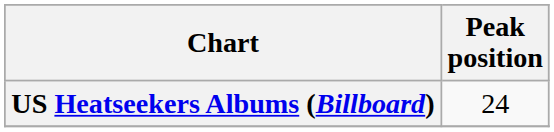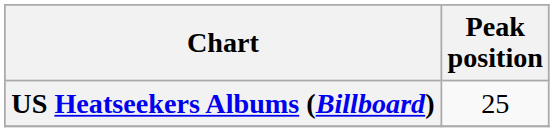(495, 103) 24 -> (495, 103) 25
